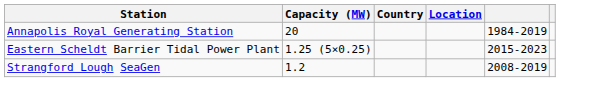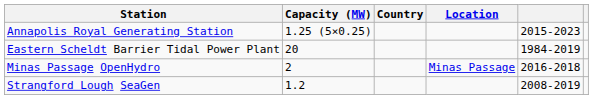(292, 31) 20 -> (328, 31) 1.25 (5×0.25)
(517, 31) 1984-2019 -> (550, 31) 2015-2023
(328, 49) 1.25 (5×0.25) -> (292, 49) 20
(517, 49) 2015-2023 -> (550, 49) 1984-2019
+ row: (84, 67)
